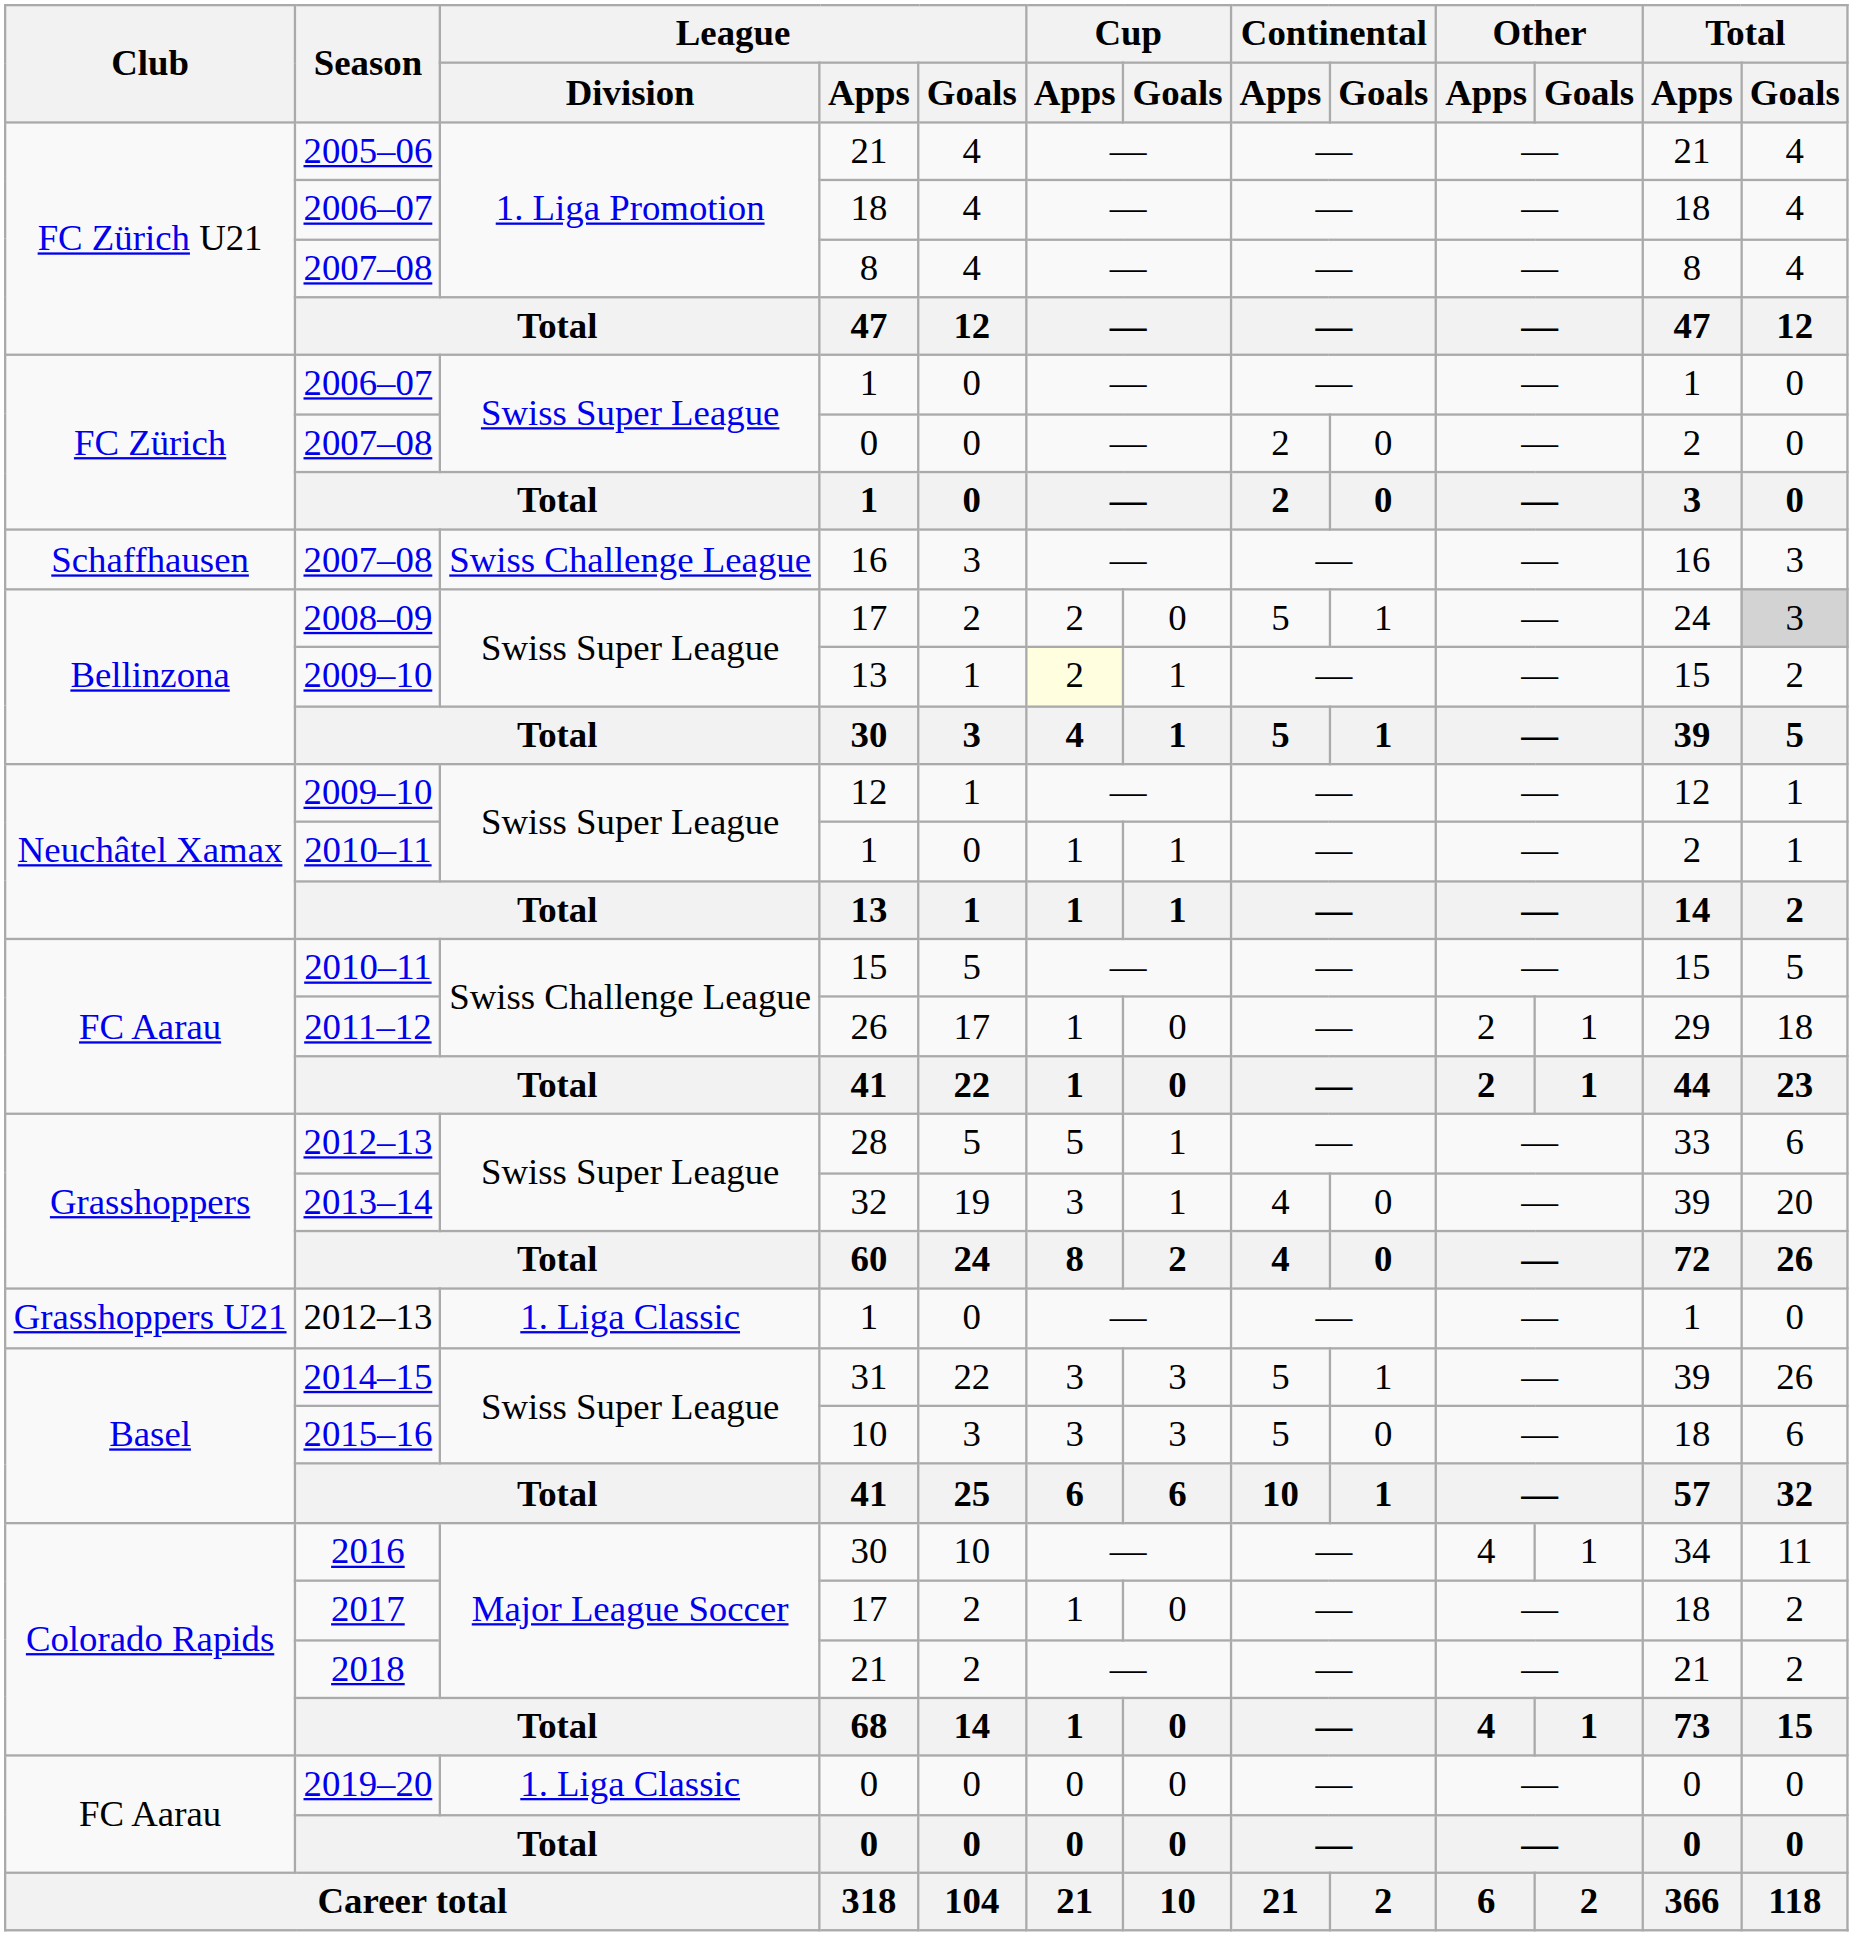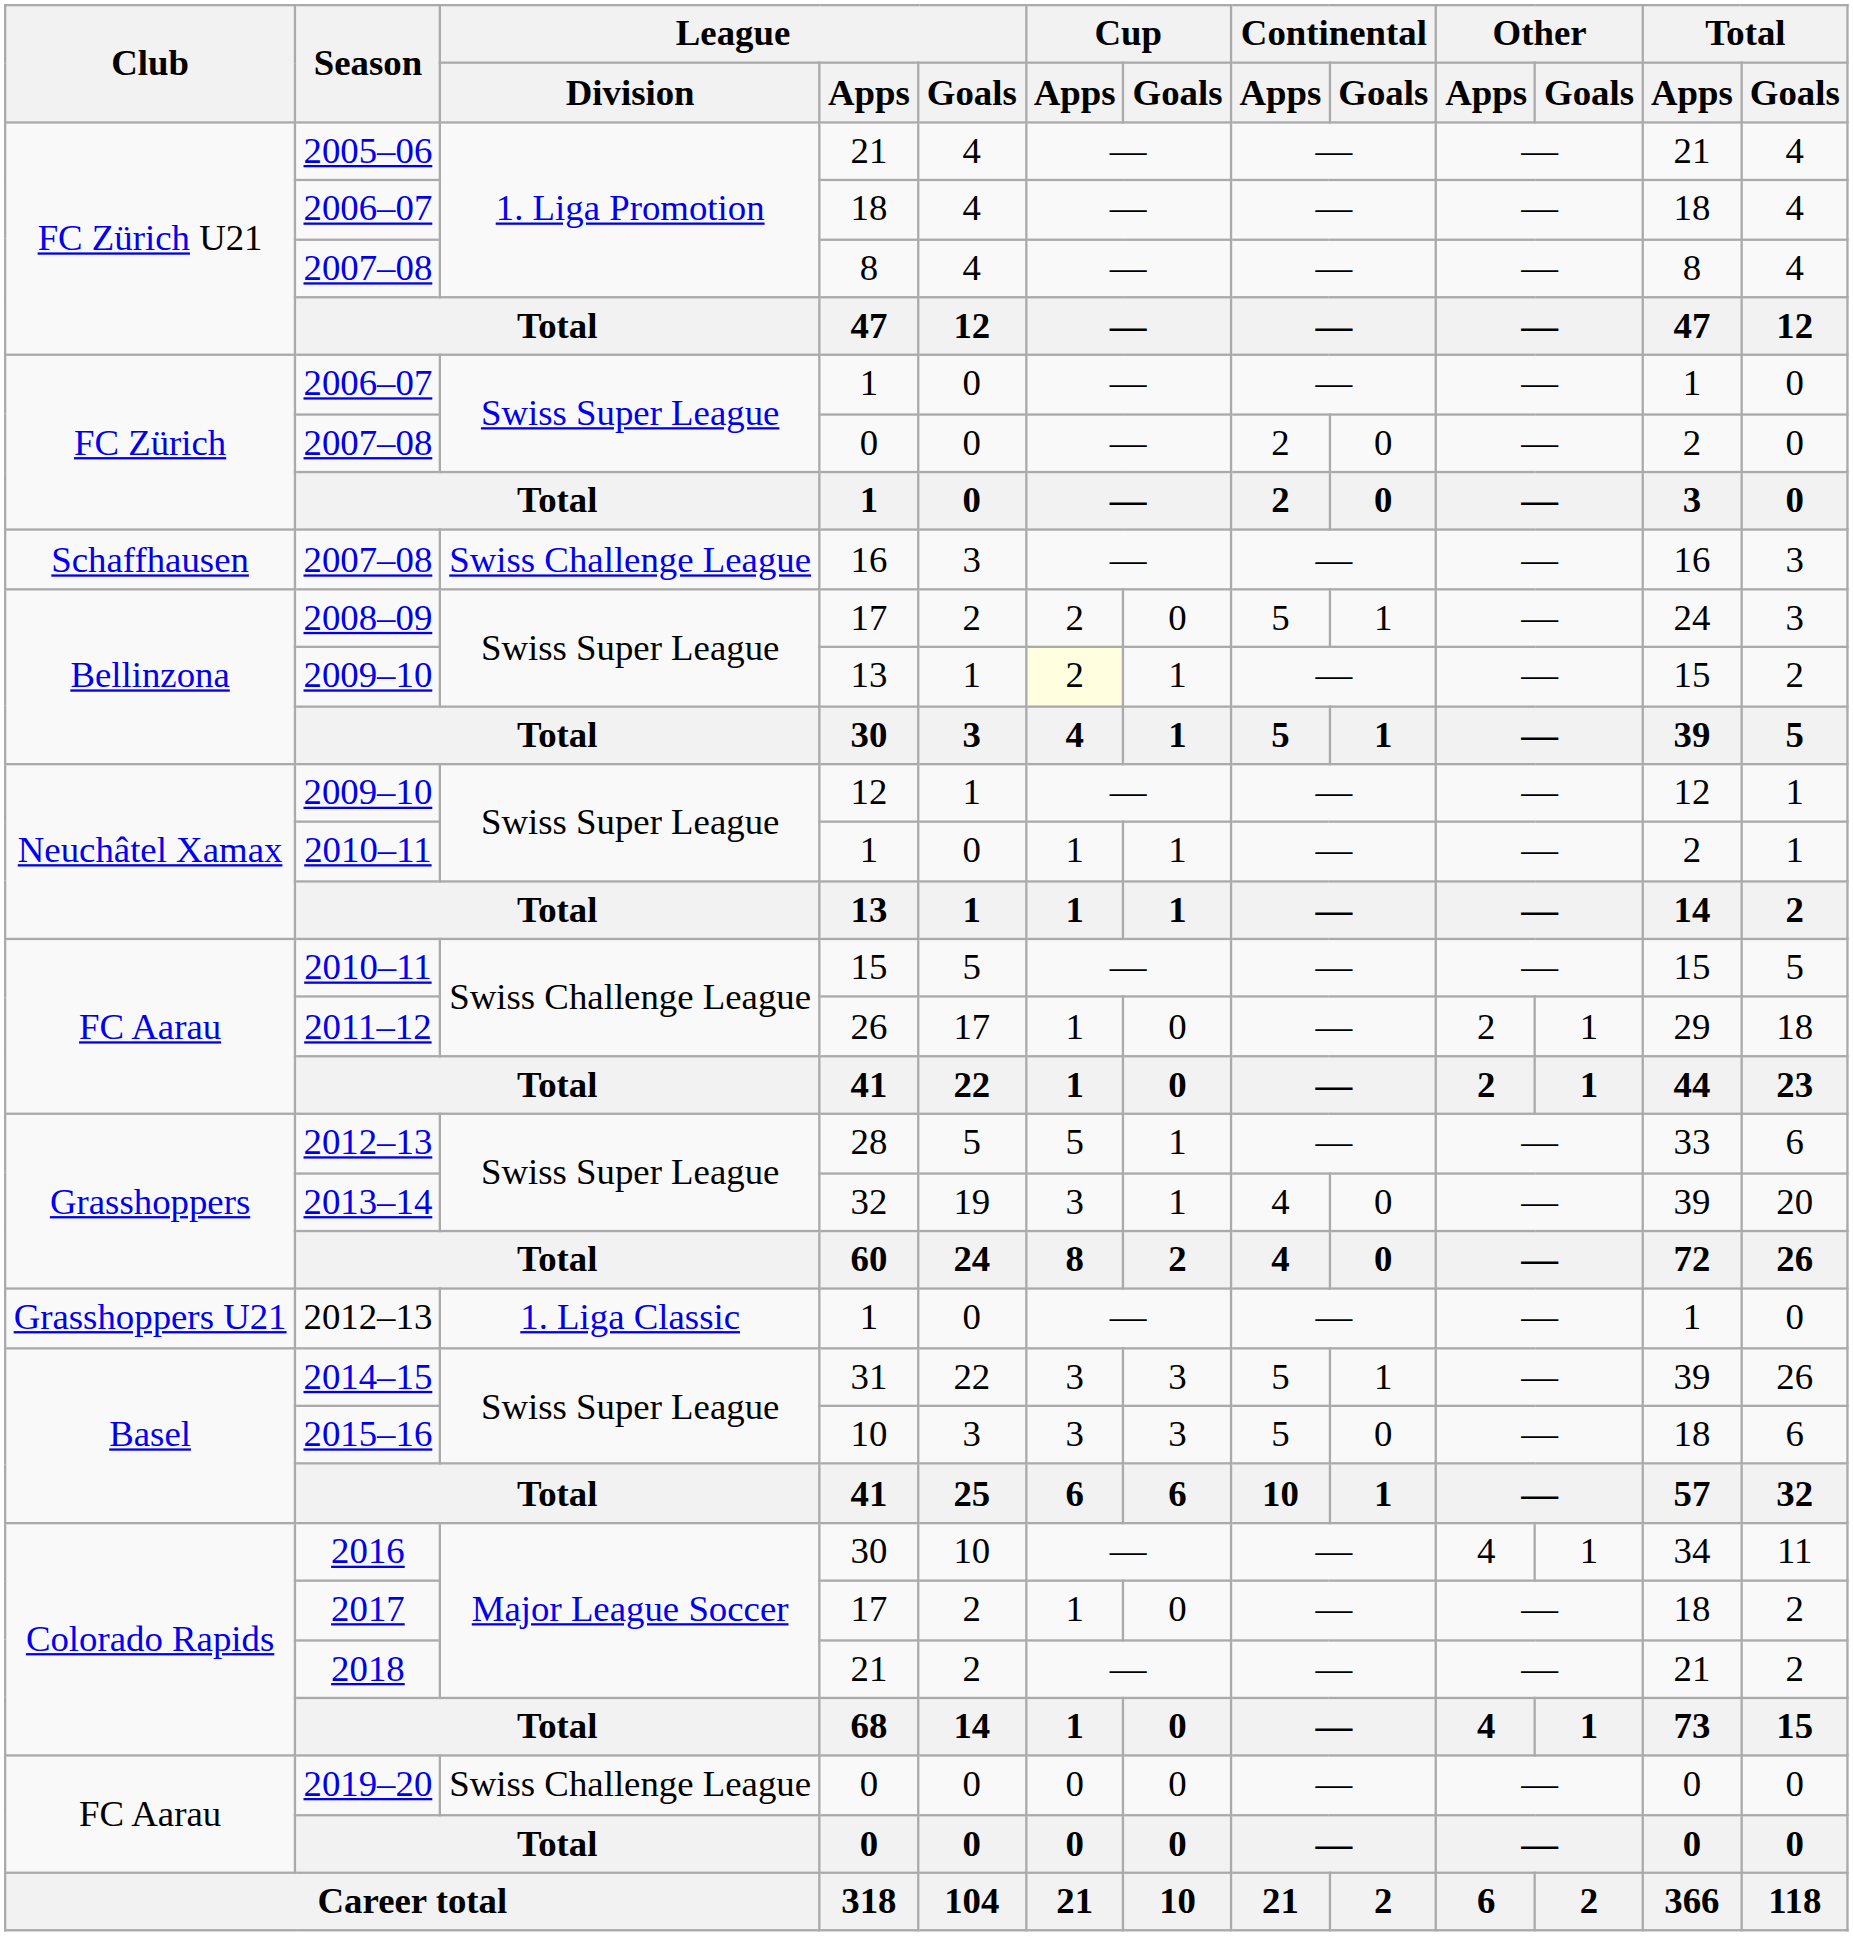(1795, 617) lightgrey background -> (1795, 617) no background
(630, 1784) 1. Liga Classic -> (630, 1784) Swiss Challenge League
